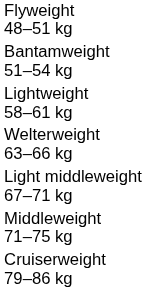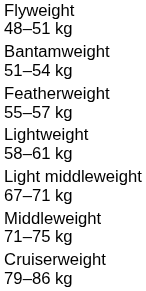+ row: (57, 103)
- row: (52, 144)
